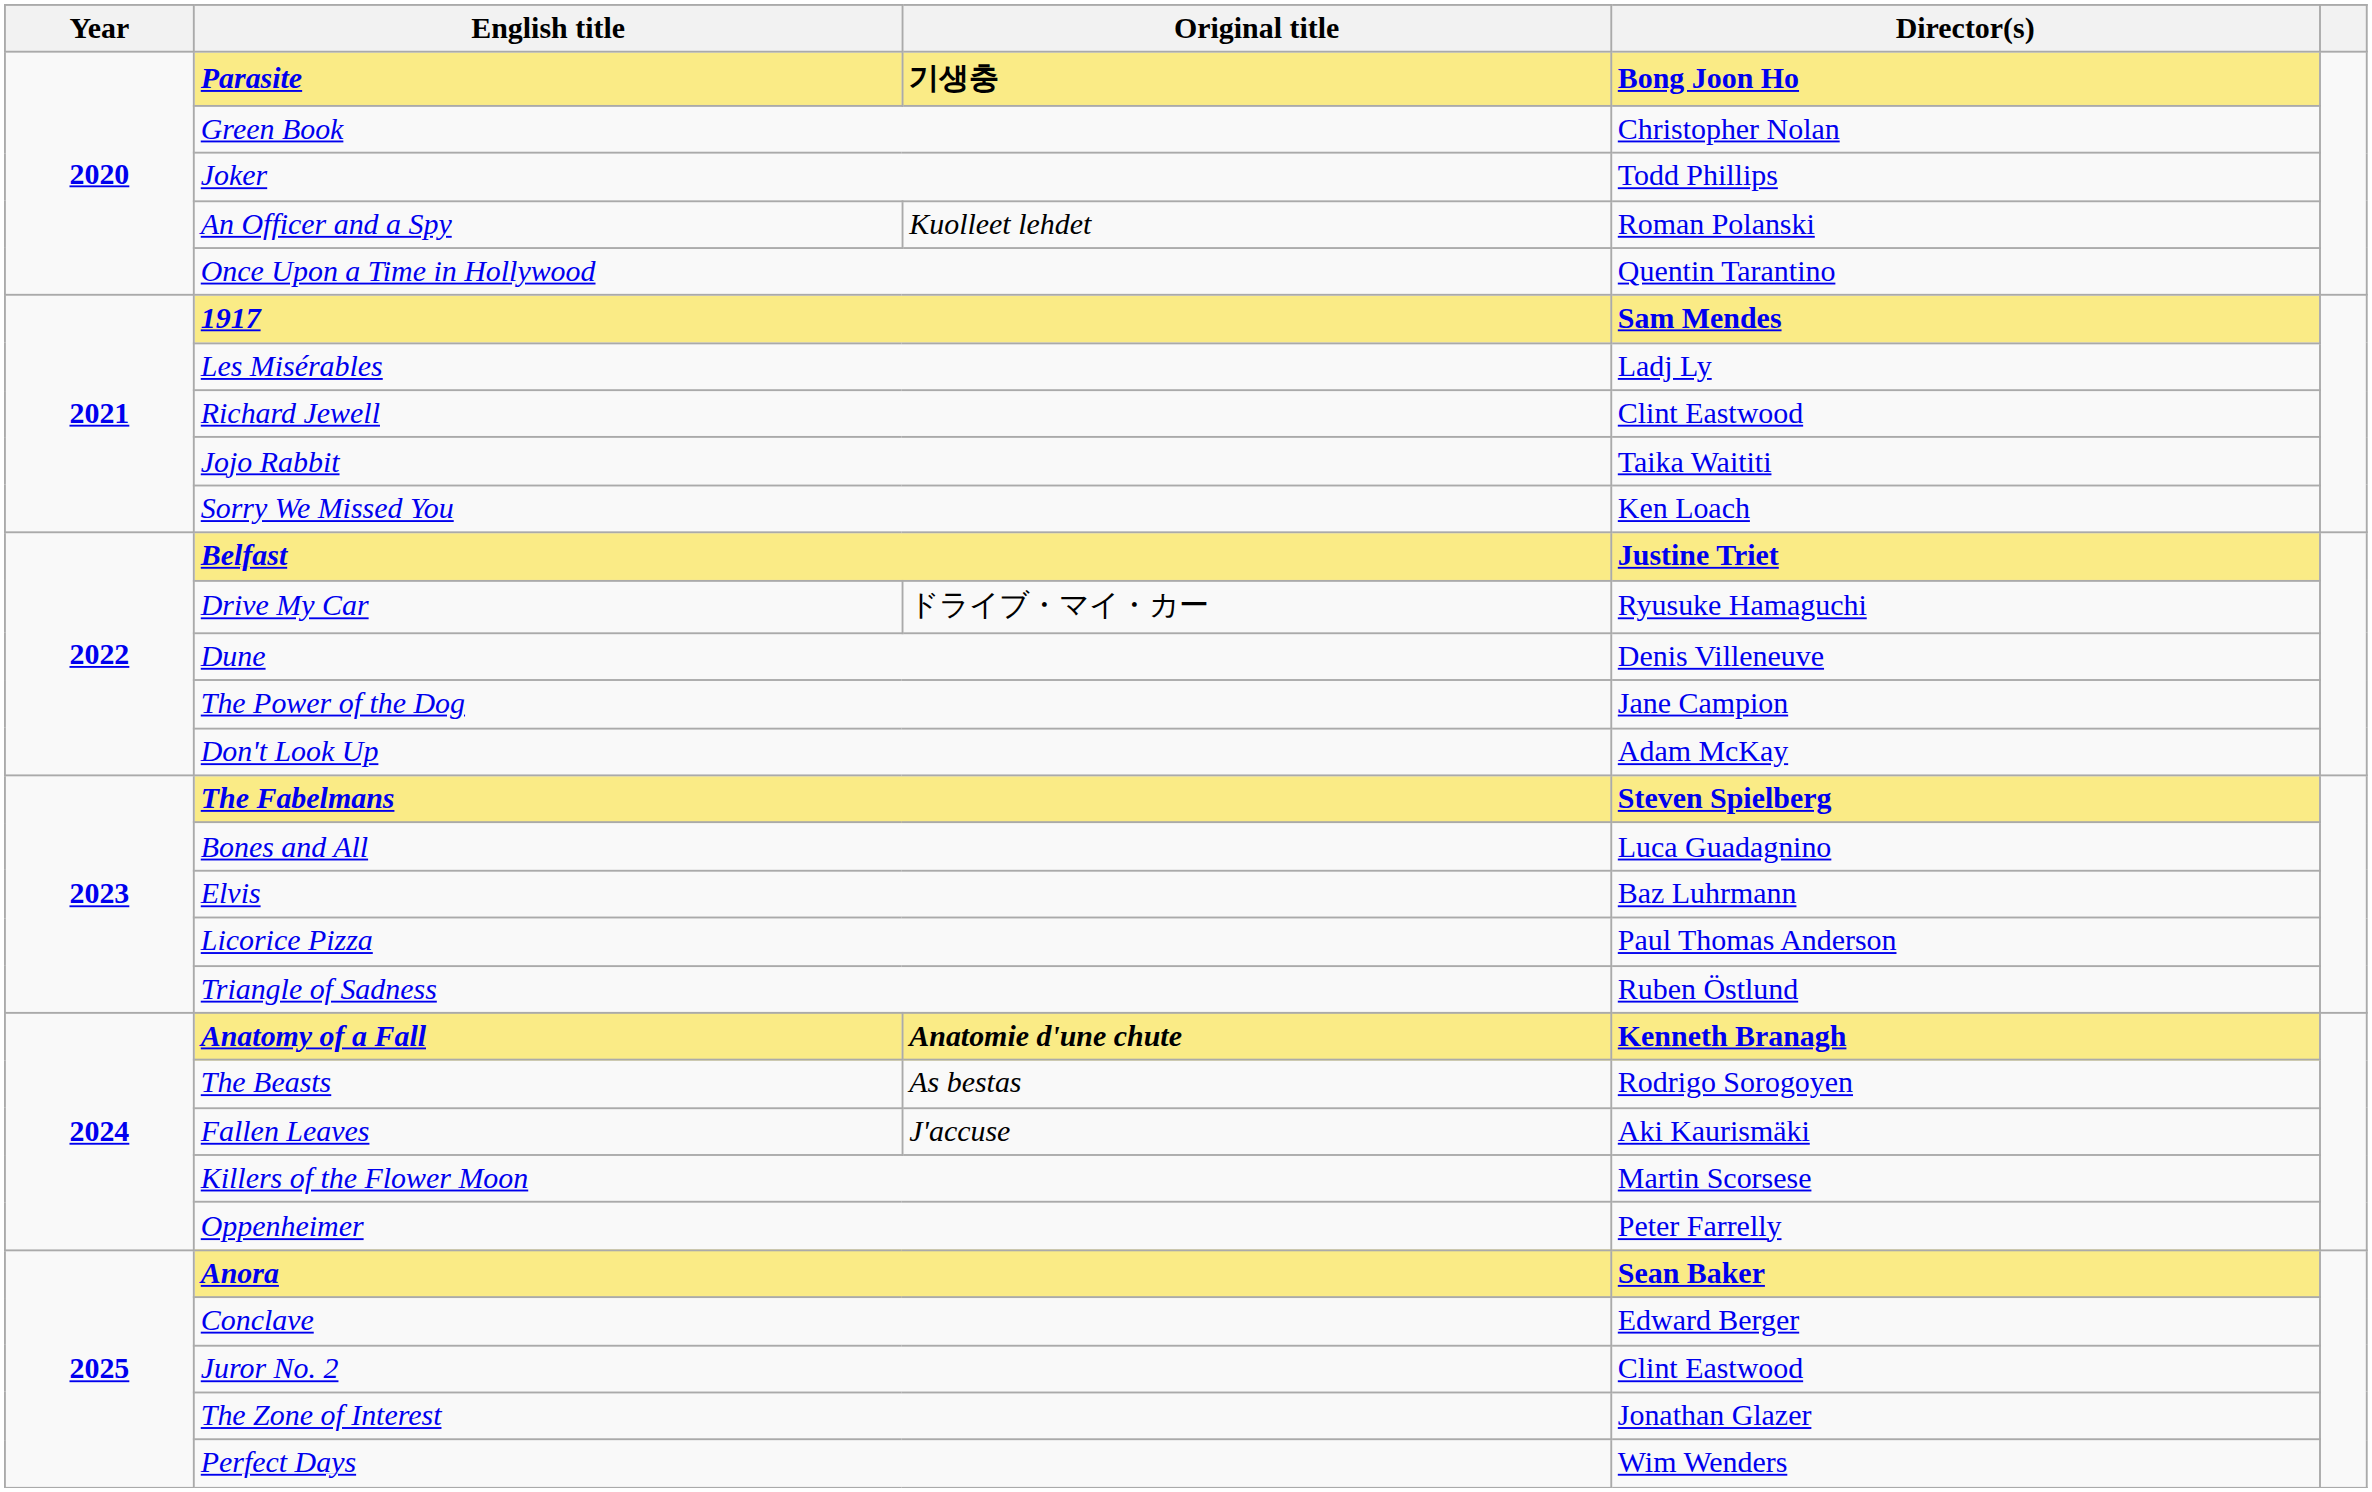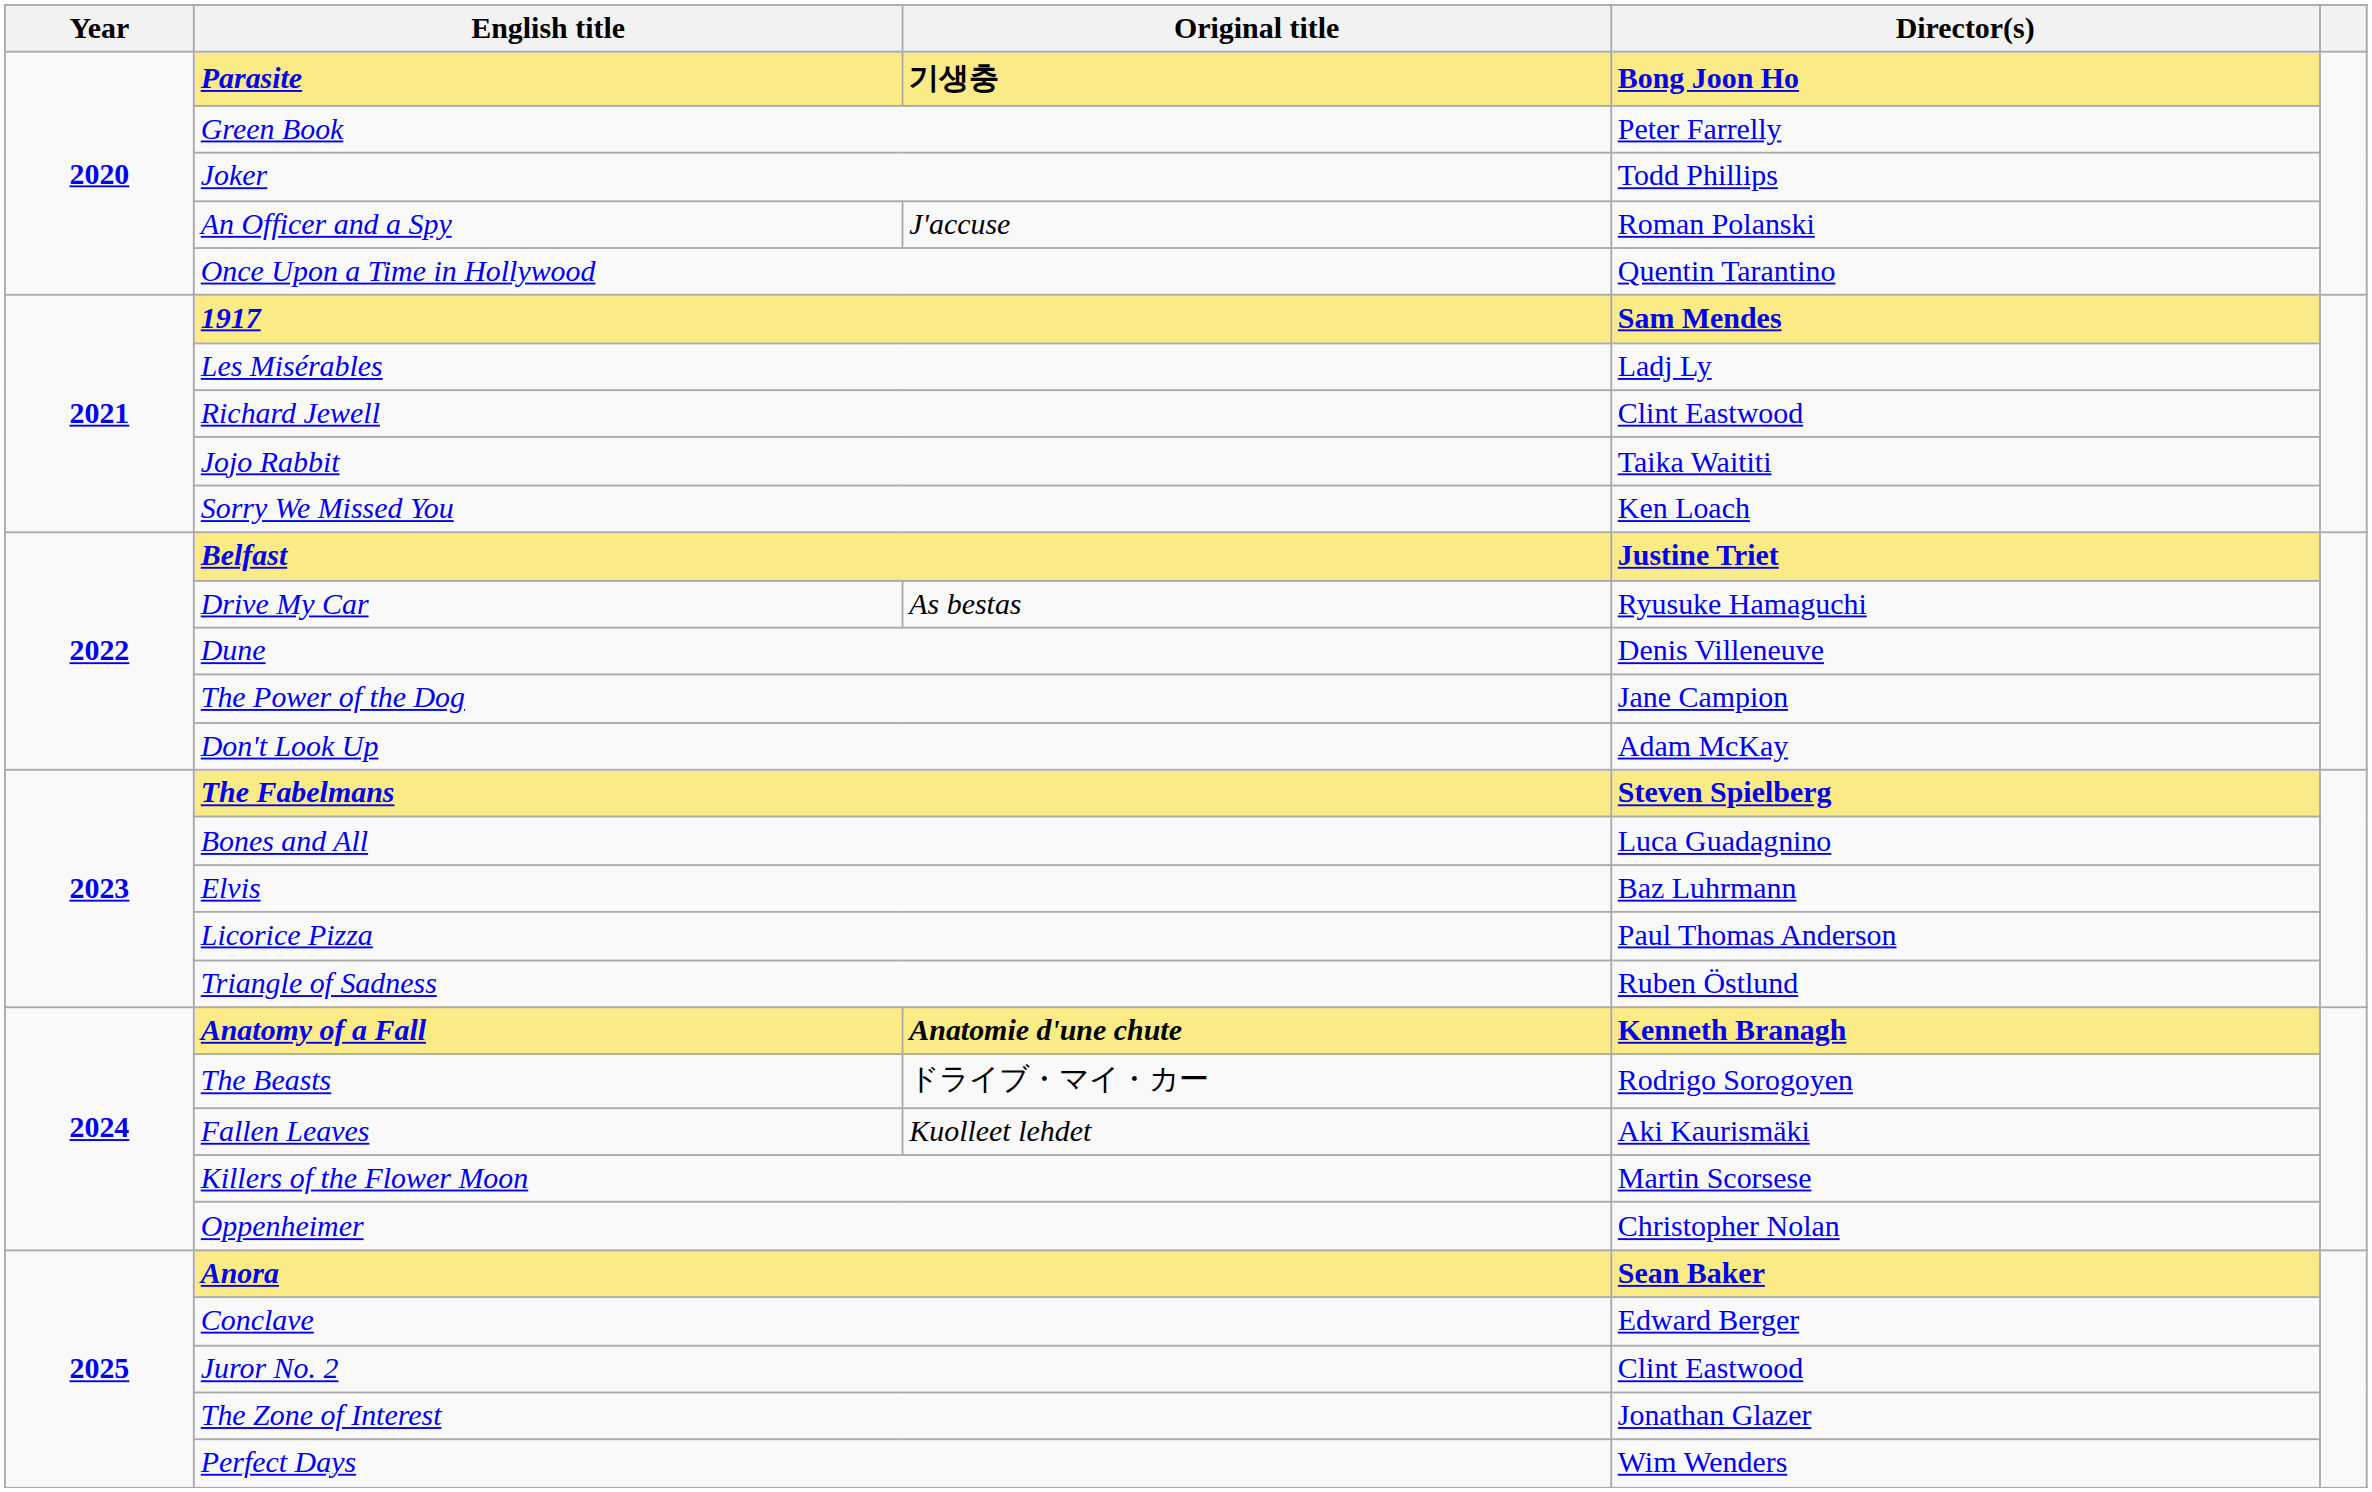(1729, 128) Christopher Nolan -> (1700, 128) Peter Farrelly
(1000, 223) Kuolleet lehdet -> (960, 223) J'accuse
(1059, 605) ドライブ・マイ・カー -> (965, 603) As bestas
(965, 1083) As bestas -> (1059, 1079) ドライブ・マイ・カー
(960, 1130) J'accuse -> (1000, 1130) Kuolleet lehdet
(1700, 1225) Peter Farrelly -> (1729, 1225) Christopher Nolan
